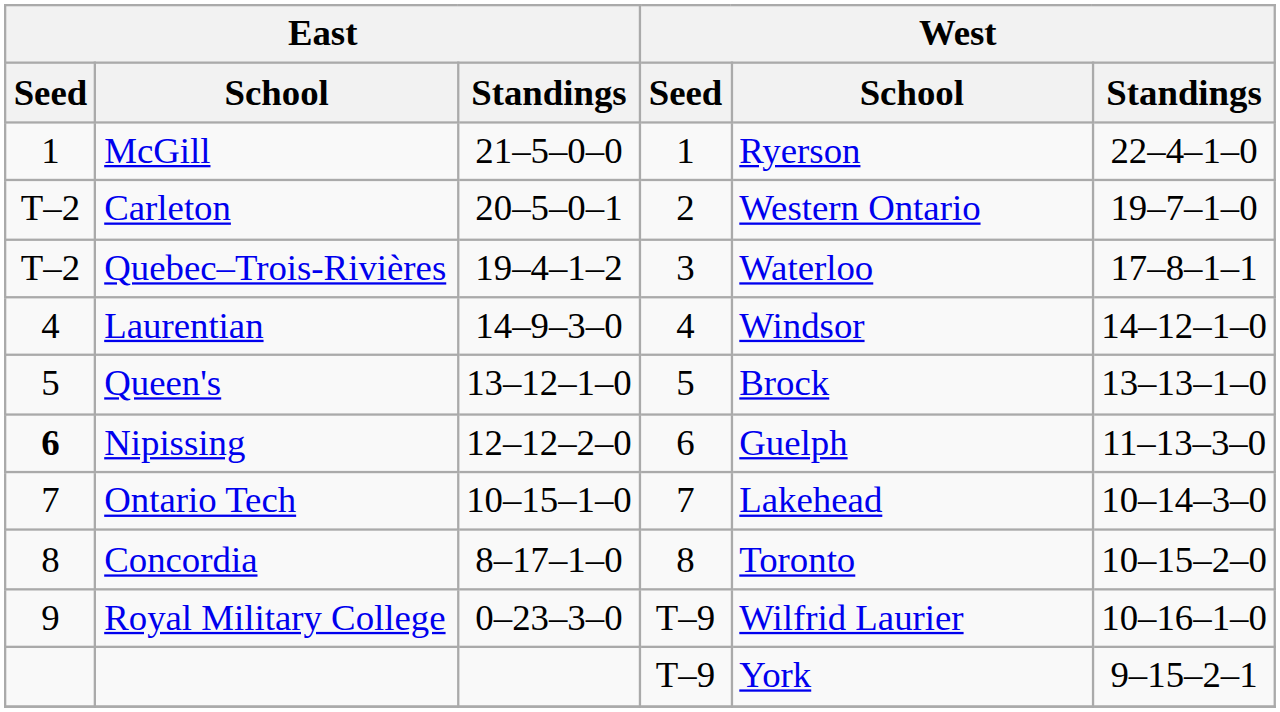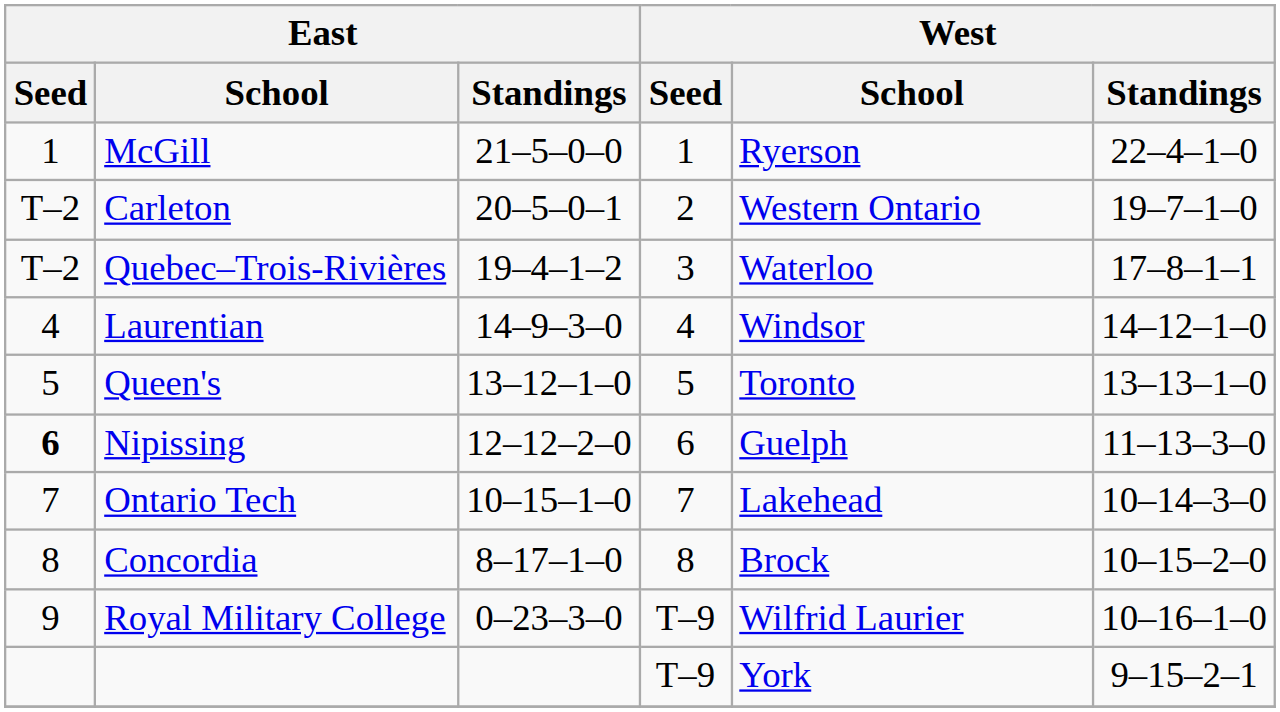(784, 383) Brock -> (797, 383) Toronto
(797, 558) Toronto -> (784, 558) Brock
